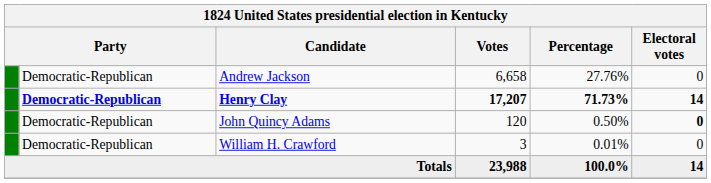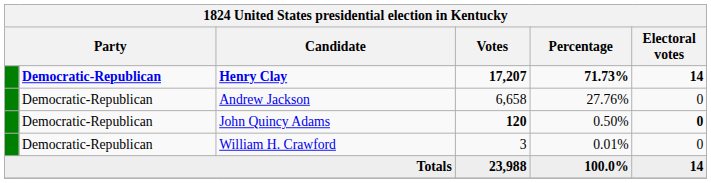rows swapped: (253, 99) <-> (265, 77)
(516, 122) normal -> (516, 122) bold
